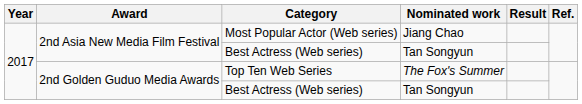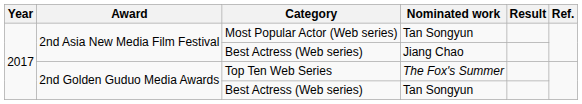(433, 33) Jiang Chao -> (438, 33) Tan Songyun
(438, 52) Tan Songyun -> (433, 52) Jiang Chao
